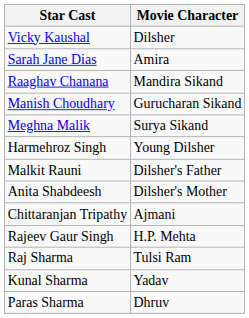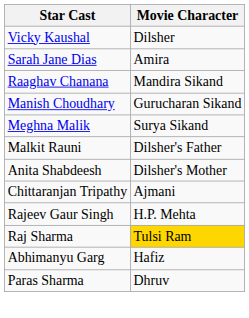- row: (57, 147)
(162, 258) no background -> (162, 236) gold background
- row: (48, 280)
+ row: (56, 258)
